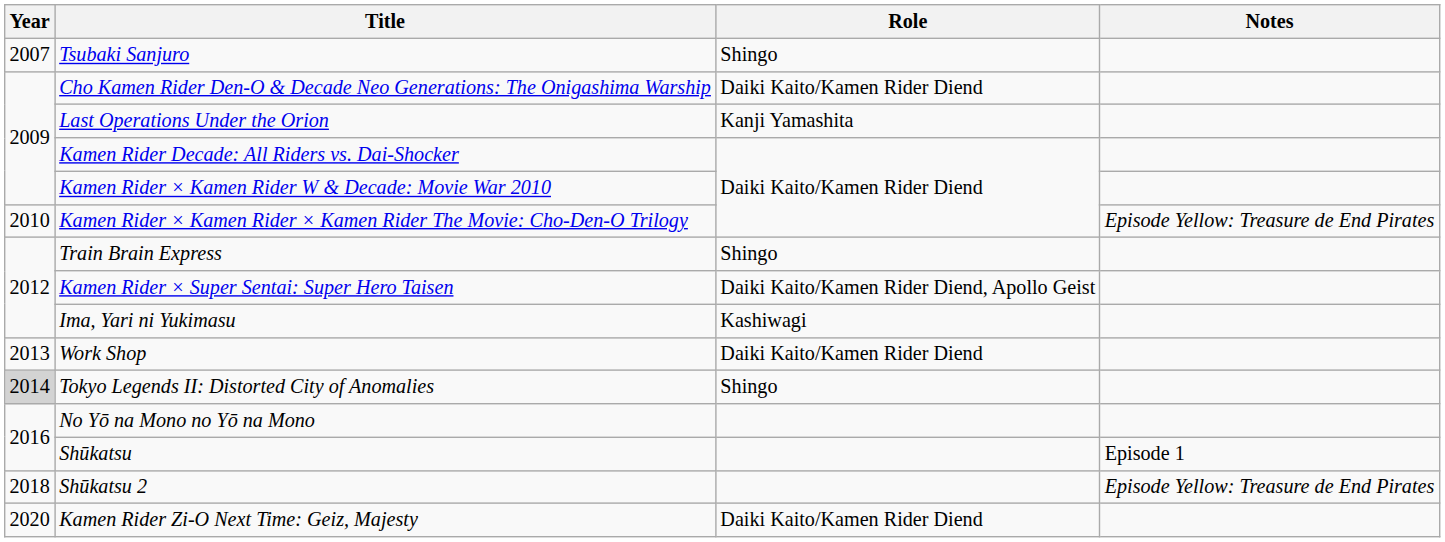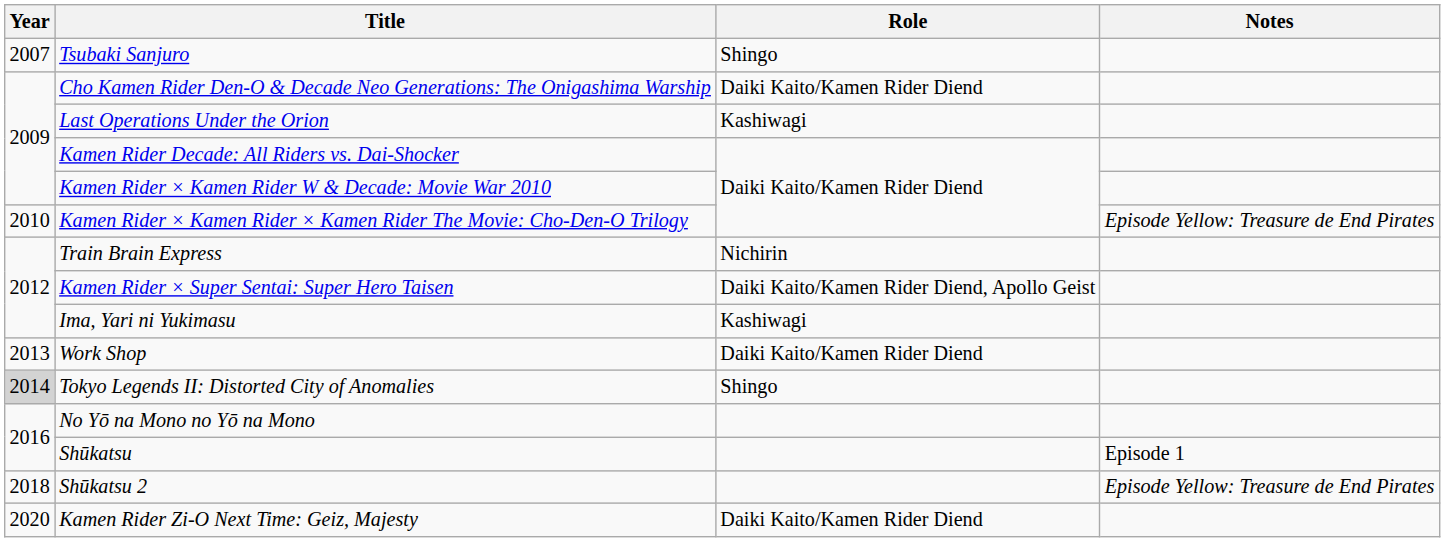(787, 121) Kanji Yamashita -> (763, 121) Kashiwagi
(749, 254) Shingo -> (754, 254) Nichirin
